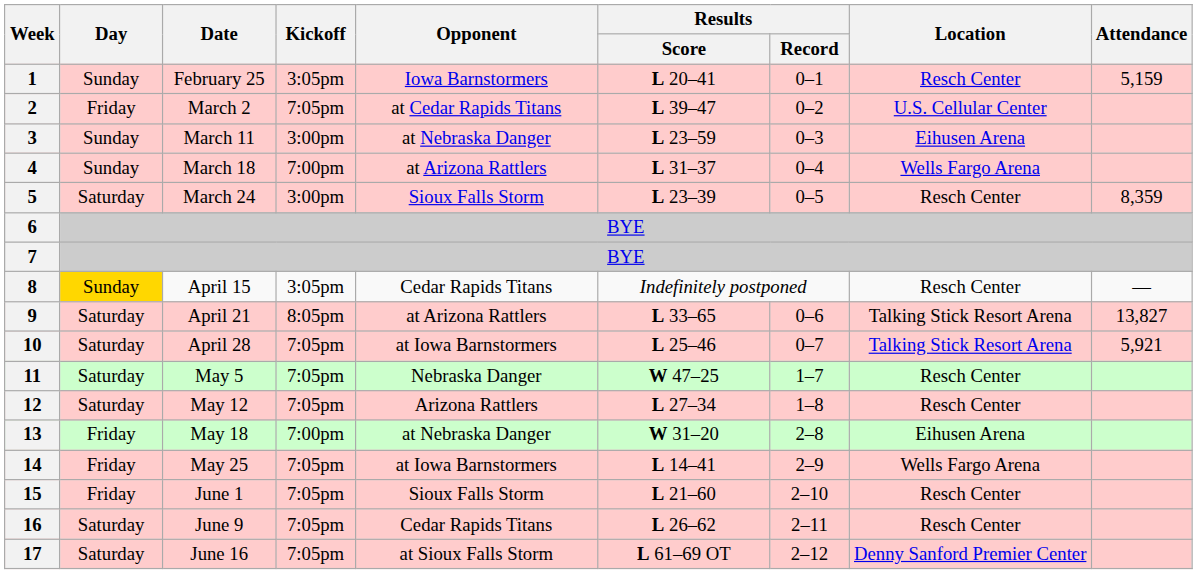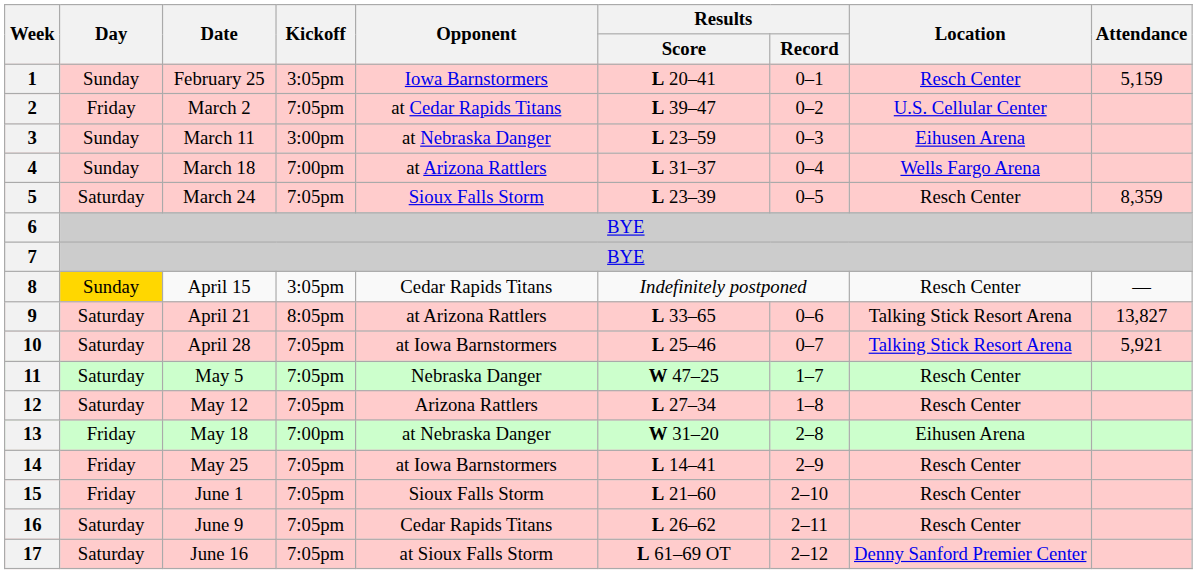(316, 197) 3:00pm -> (316, 197) 7:05pm
(970, 464) Wells Fargo Arena -> (970, 464) Resch Center
